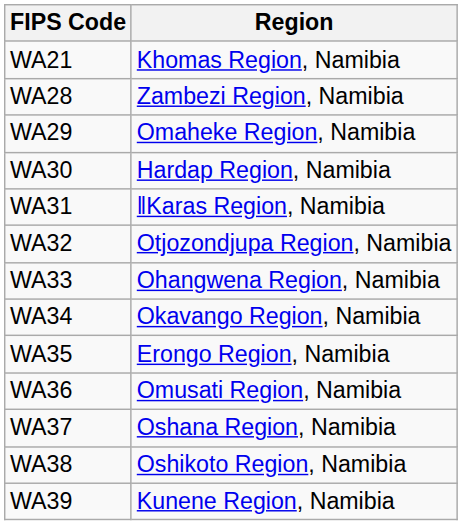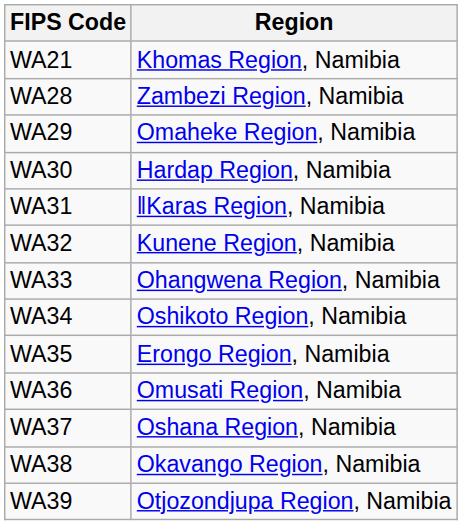(294, 243) Otjozondjupa Region, Namibia -> (266, 243) Kunene Region, Namibia
(279, 317) Okavango Region, Namibia -> (272, 317) Oshikoto Region, Namibia
(272, 464) Oshikoto Region, Namibia -> (279, 464) Okavango Region, Namibia
(266, 501) Kunene Region, Namibia -> (294, 501) Otjozondjupa Region, Namibia
